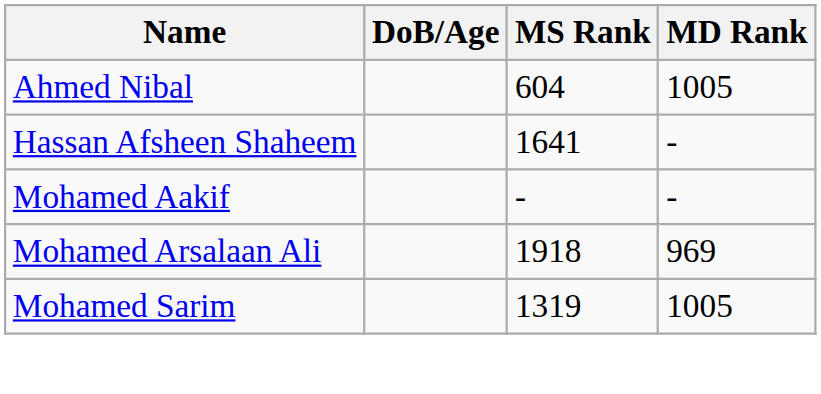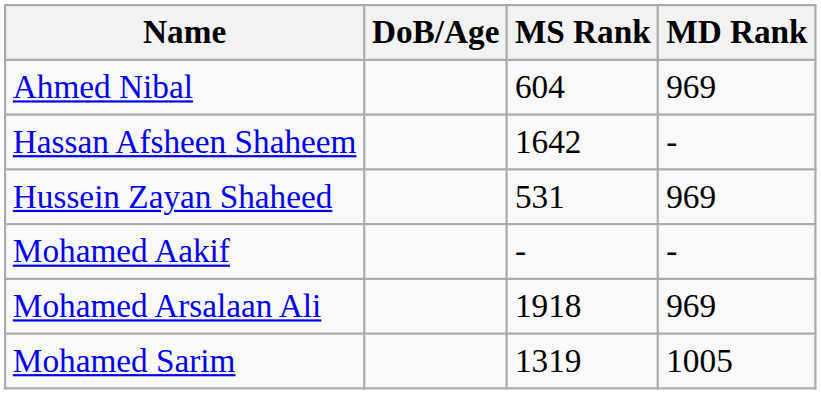(699, 87) 1005 -> (691, 87) 969
(548, 141) 1641 -> (548, 141) 1642
+ row: (173, 196)
